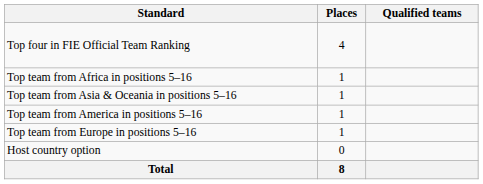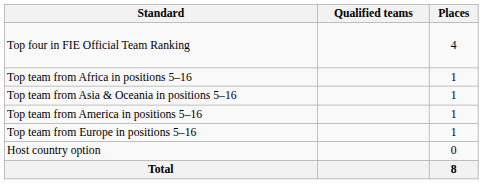columns swapped: (342, 13) <-> (422, 13)
